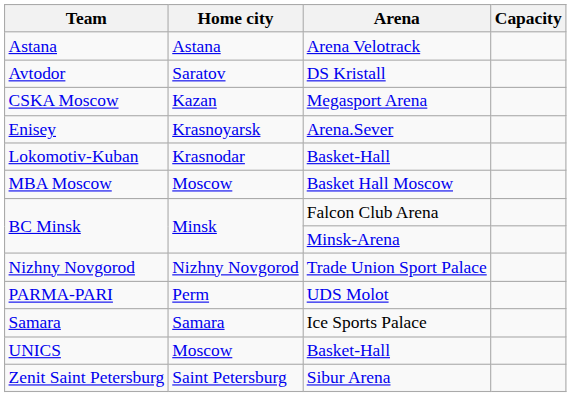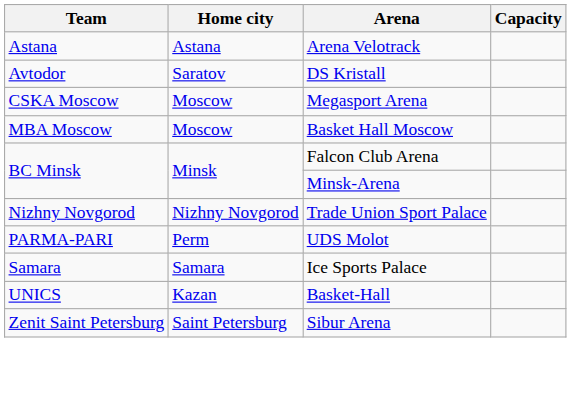(195, 101) Kazan -> (202, 101) Moscow
- row: (32, 128)
- row: (73, 156)
(202, 350) Moscow -> (195, 294) Kazan
